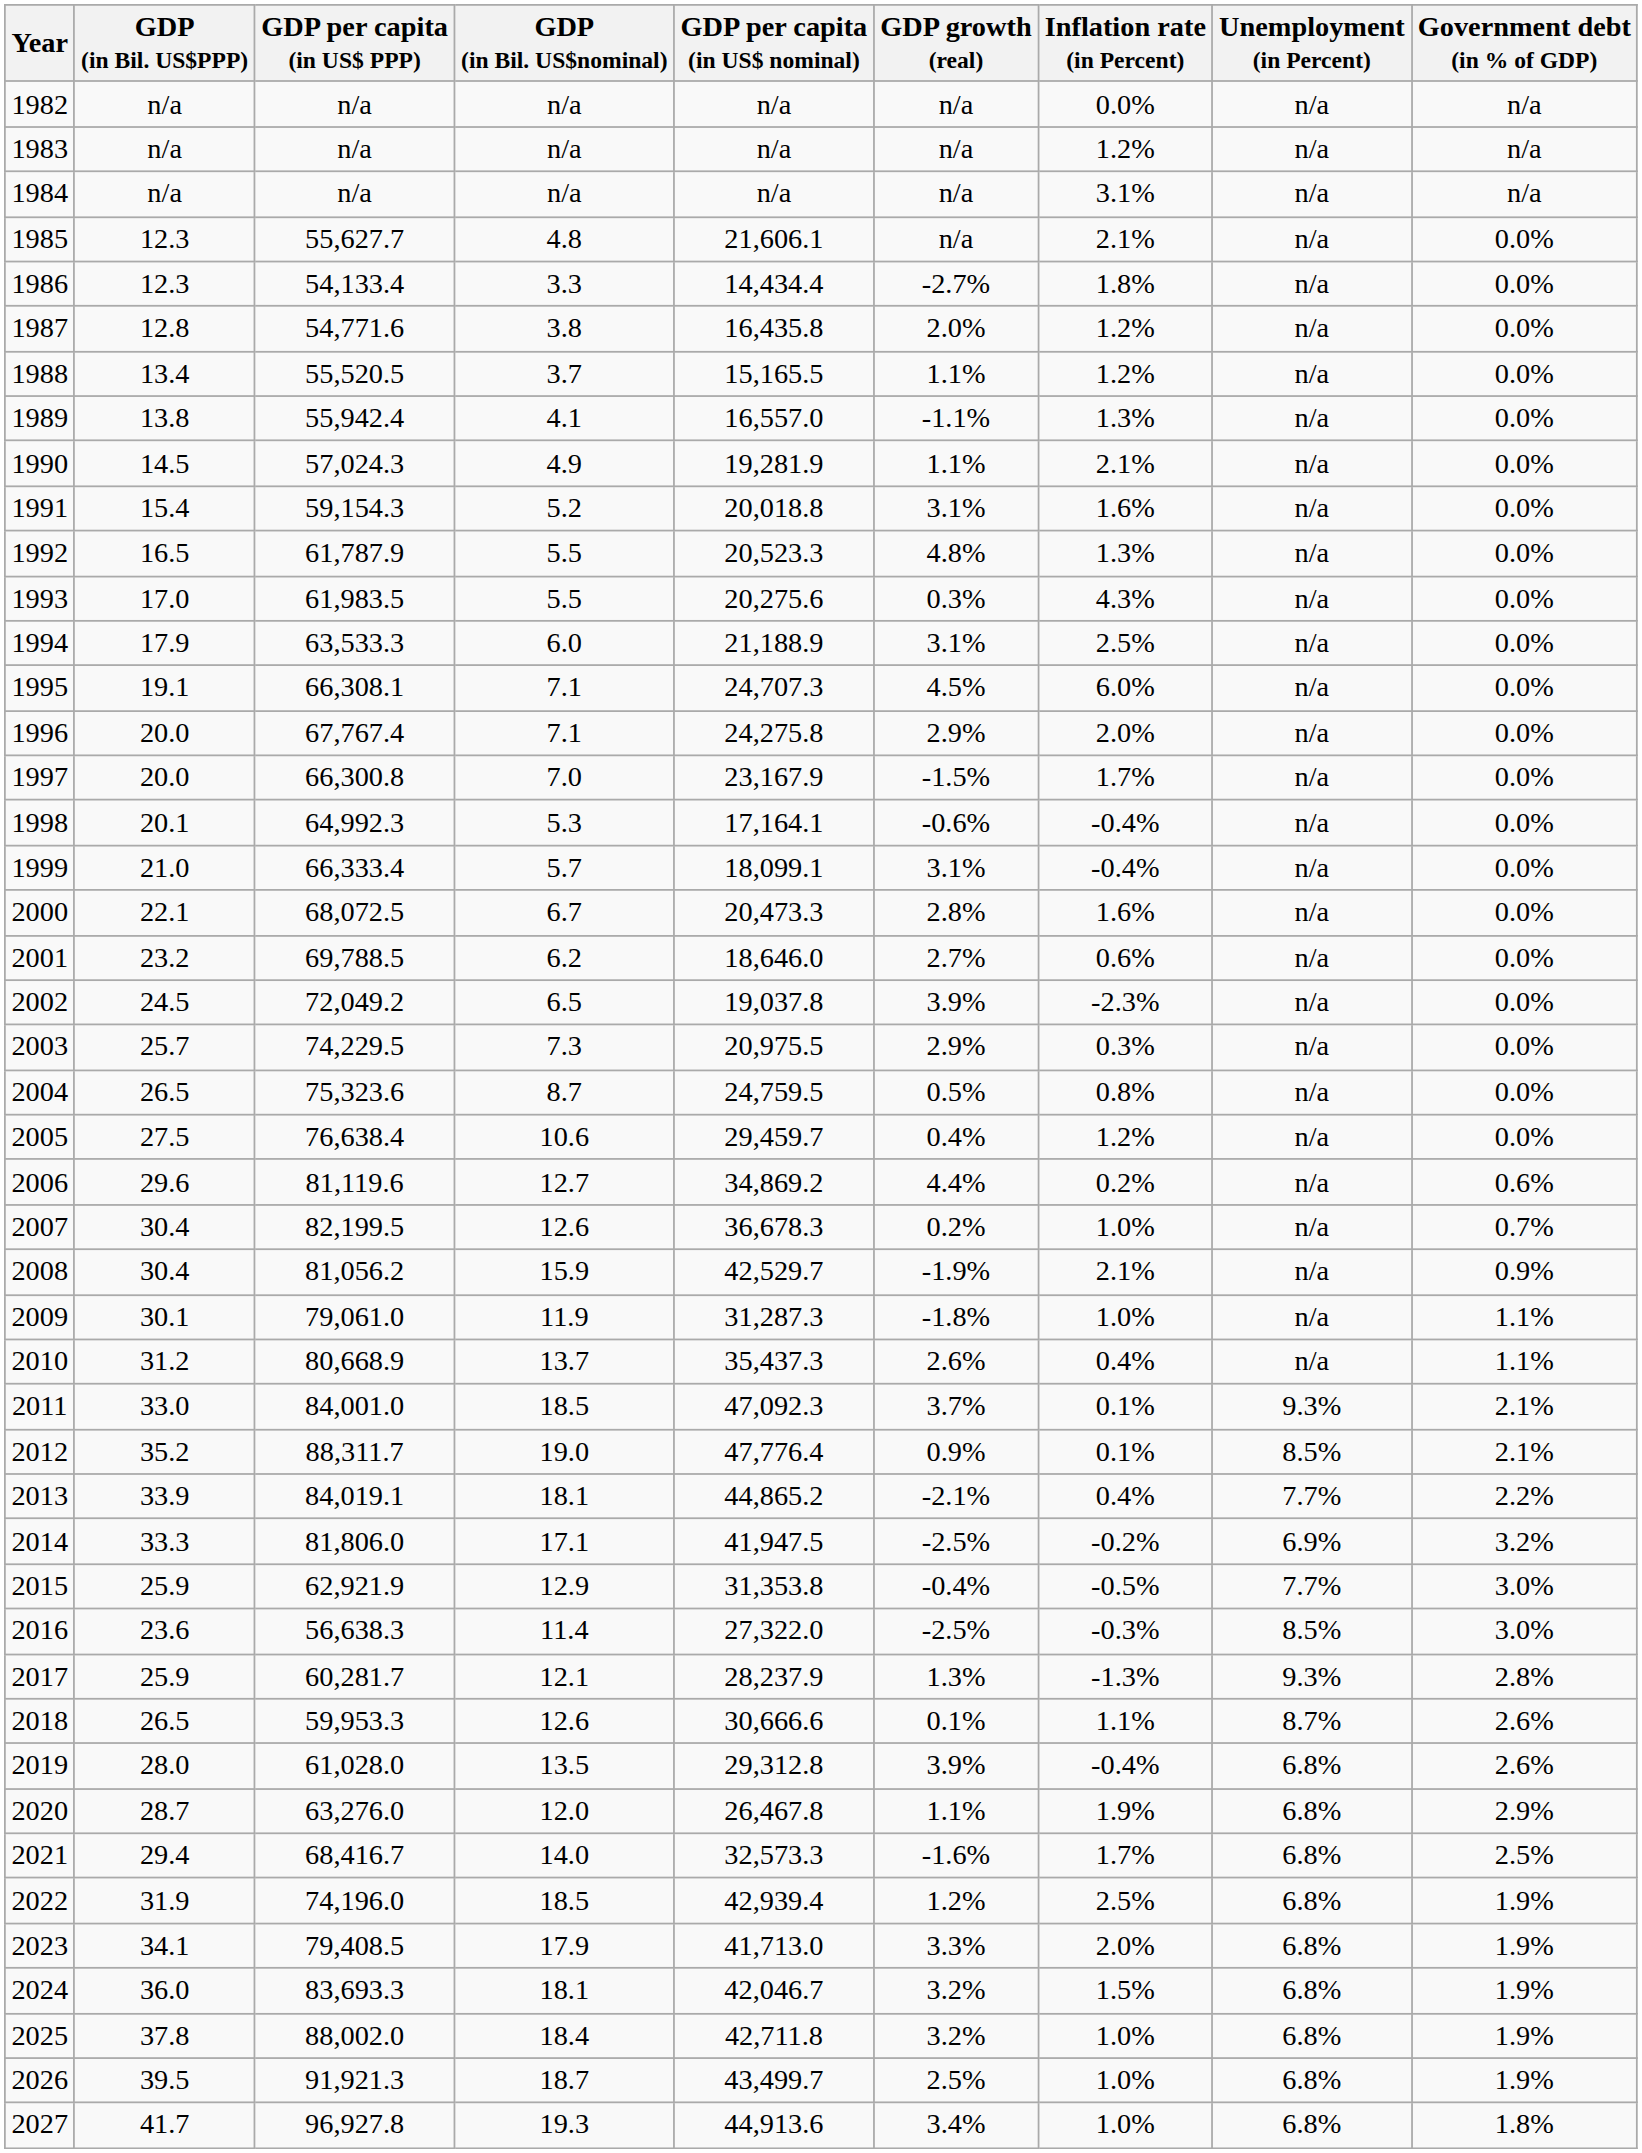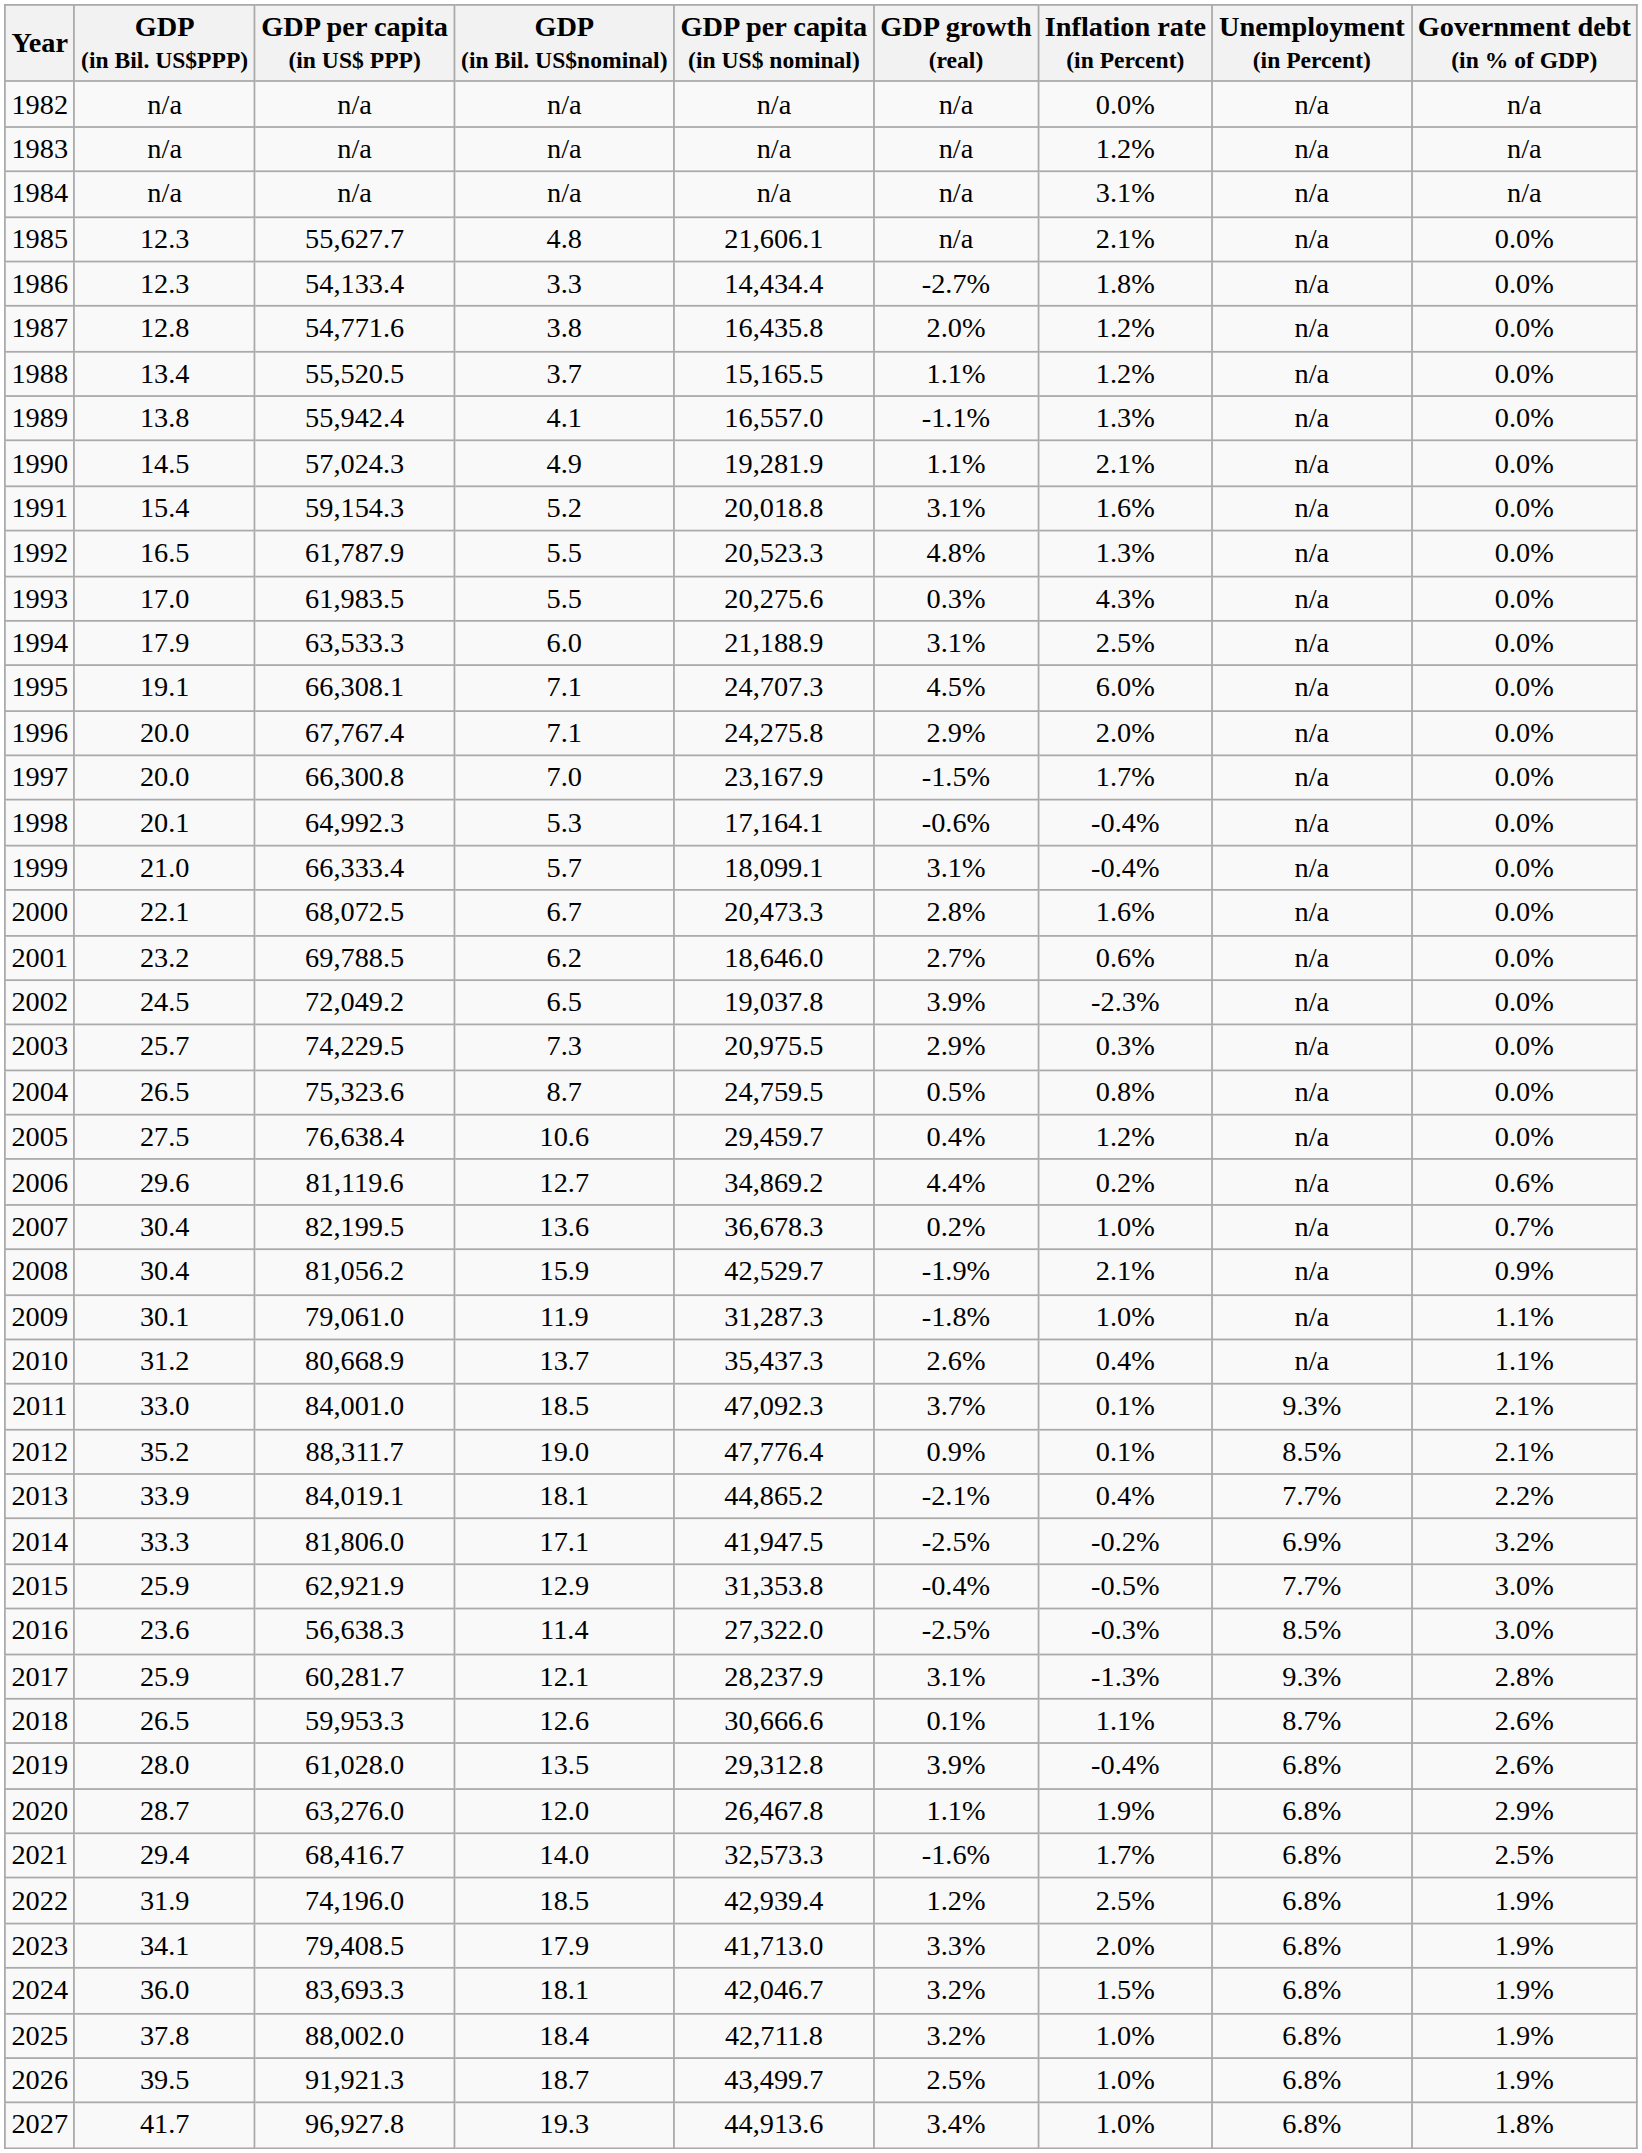(564, 1226) 12.6 -> (564, 1226) 13.6
(956, 1675) 1.3% -> (956, 1675) 3.1%
